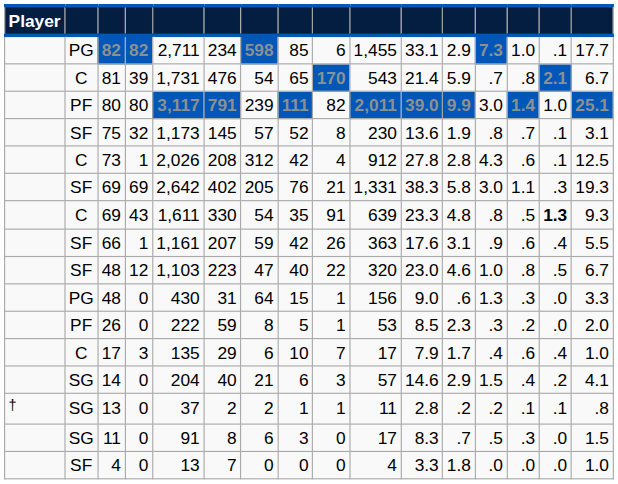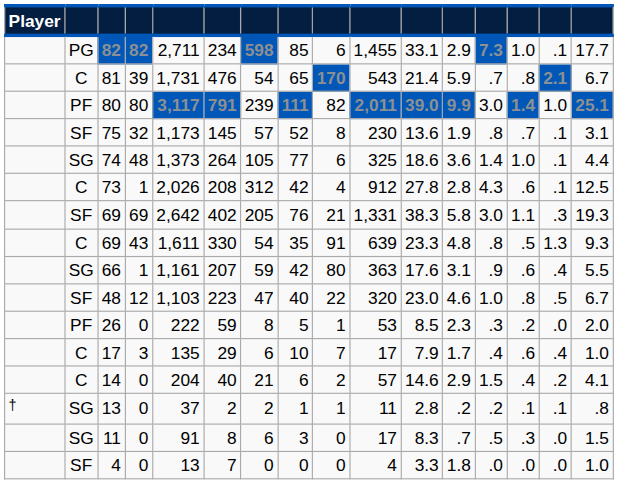+ row: (111, 160)
(555, 215) bold -> (555, 242) normal
(81, 242) SF -> (81, 270) SG
(336, 242) 26 -> (336, 270) 80
- row: (111, 297)
(81, 380) SG -> (81, 380) C
(341, 380) 3 -> (341, 380) 2
